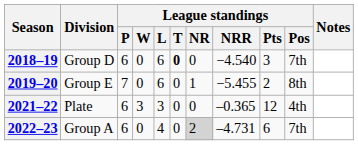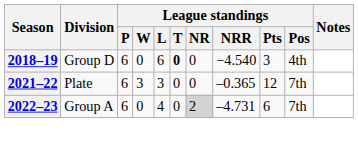(298, 60) 7th -> (298, 60) 4th
- row: (33, 83)
(298, 106) 4th -> (298, 83) 7th
